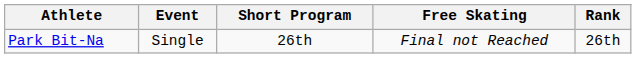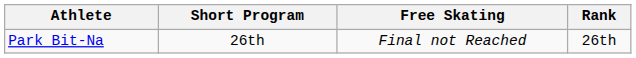- column: (178, 16)
